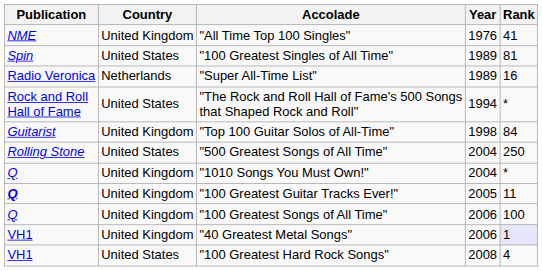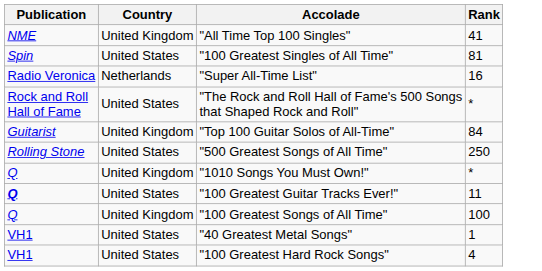- column: (483, 14)
(147, 193) United Kingdom -> (140, 193) United States
(147, 234) United Kingdom -> (140, 234) United States
(507, 234) lavender background -> (472, 234) no background
